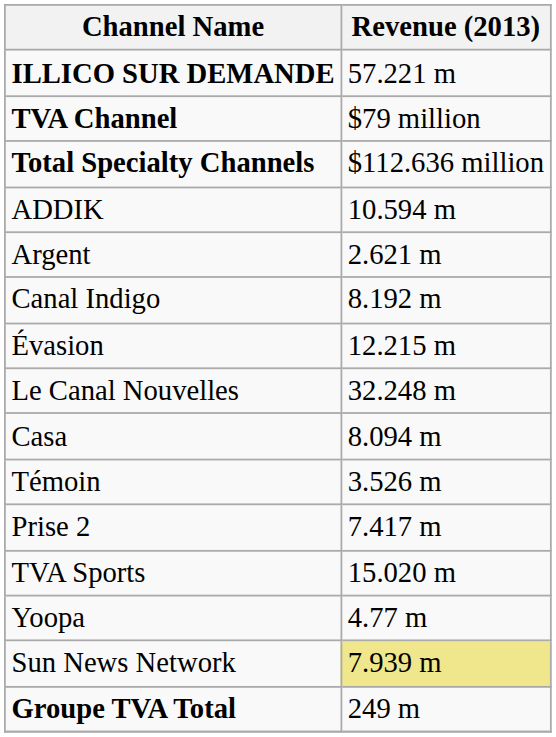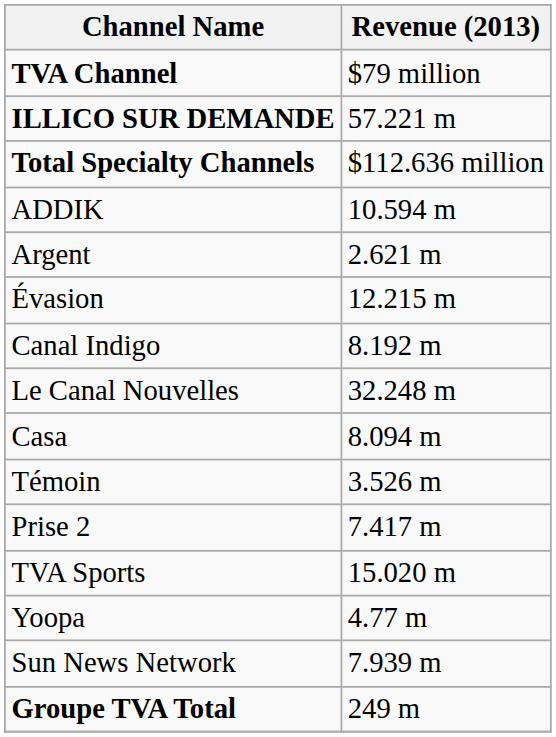rows swapped: (94, 118) <-> (173, 72)
rows swapped: (58, 345) <-> (86, 299)
(395, 663) khaki background -> (395, 663) no background
